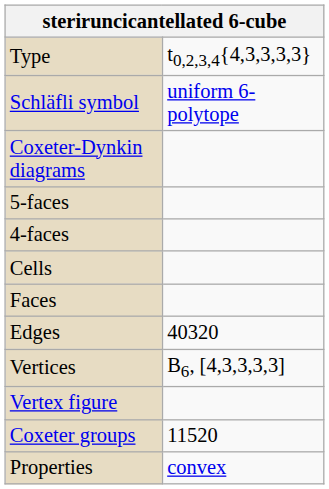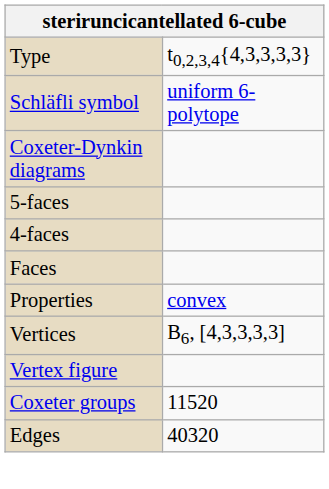- row: (31, 267)
rows swapped: (35, 332) <-> (51, 467)
